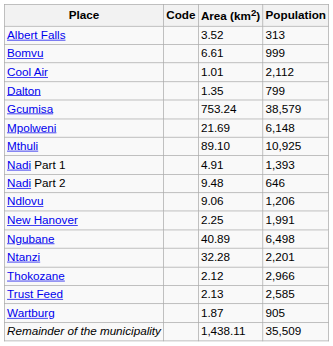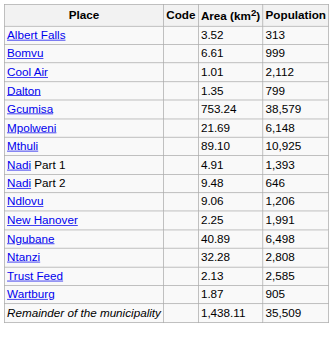(280, 257) 2,201 -> (280, 257) 2,808
- row: (36, 276)
